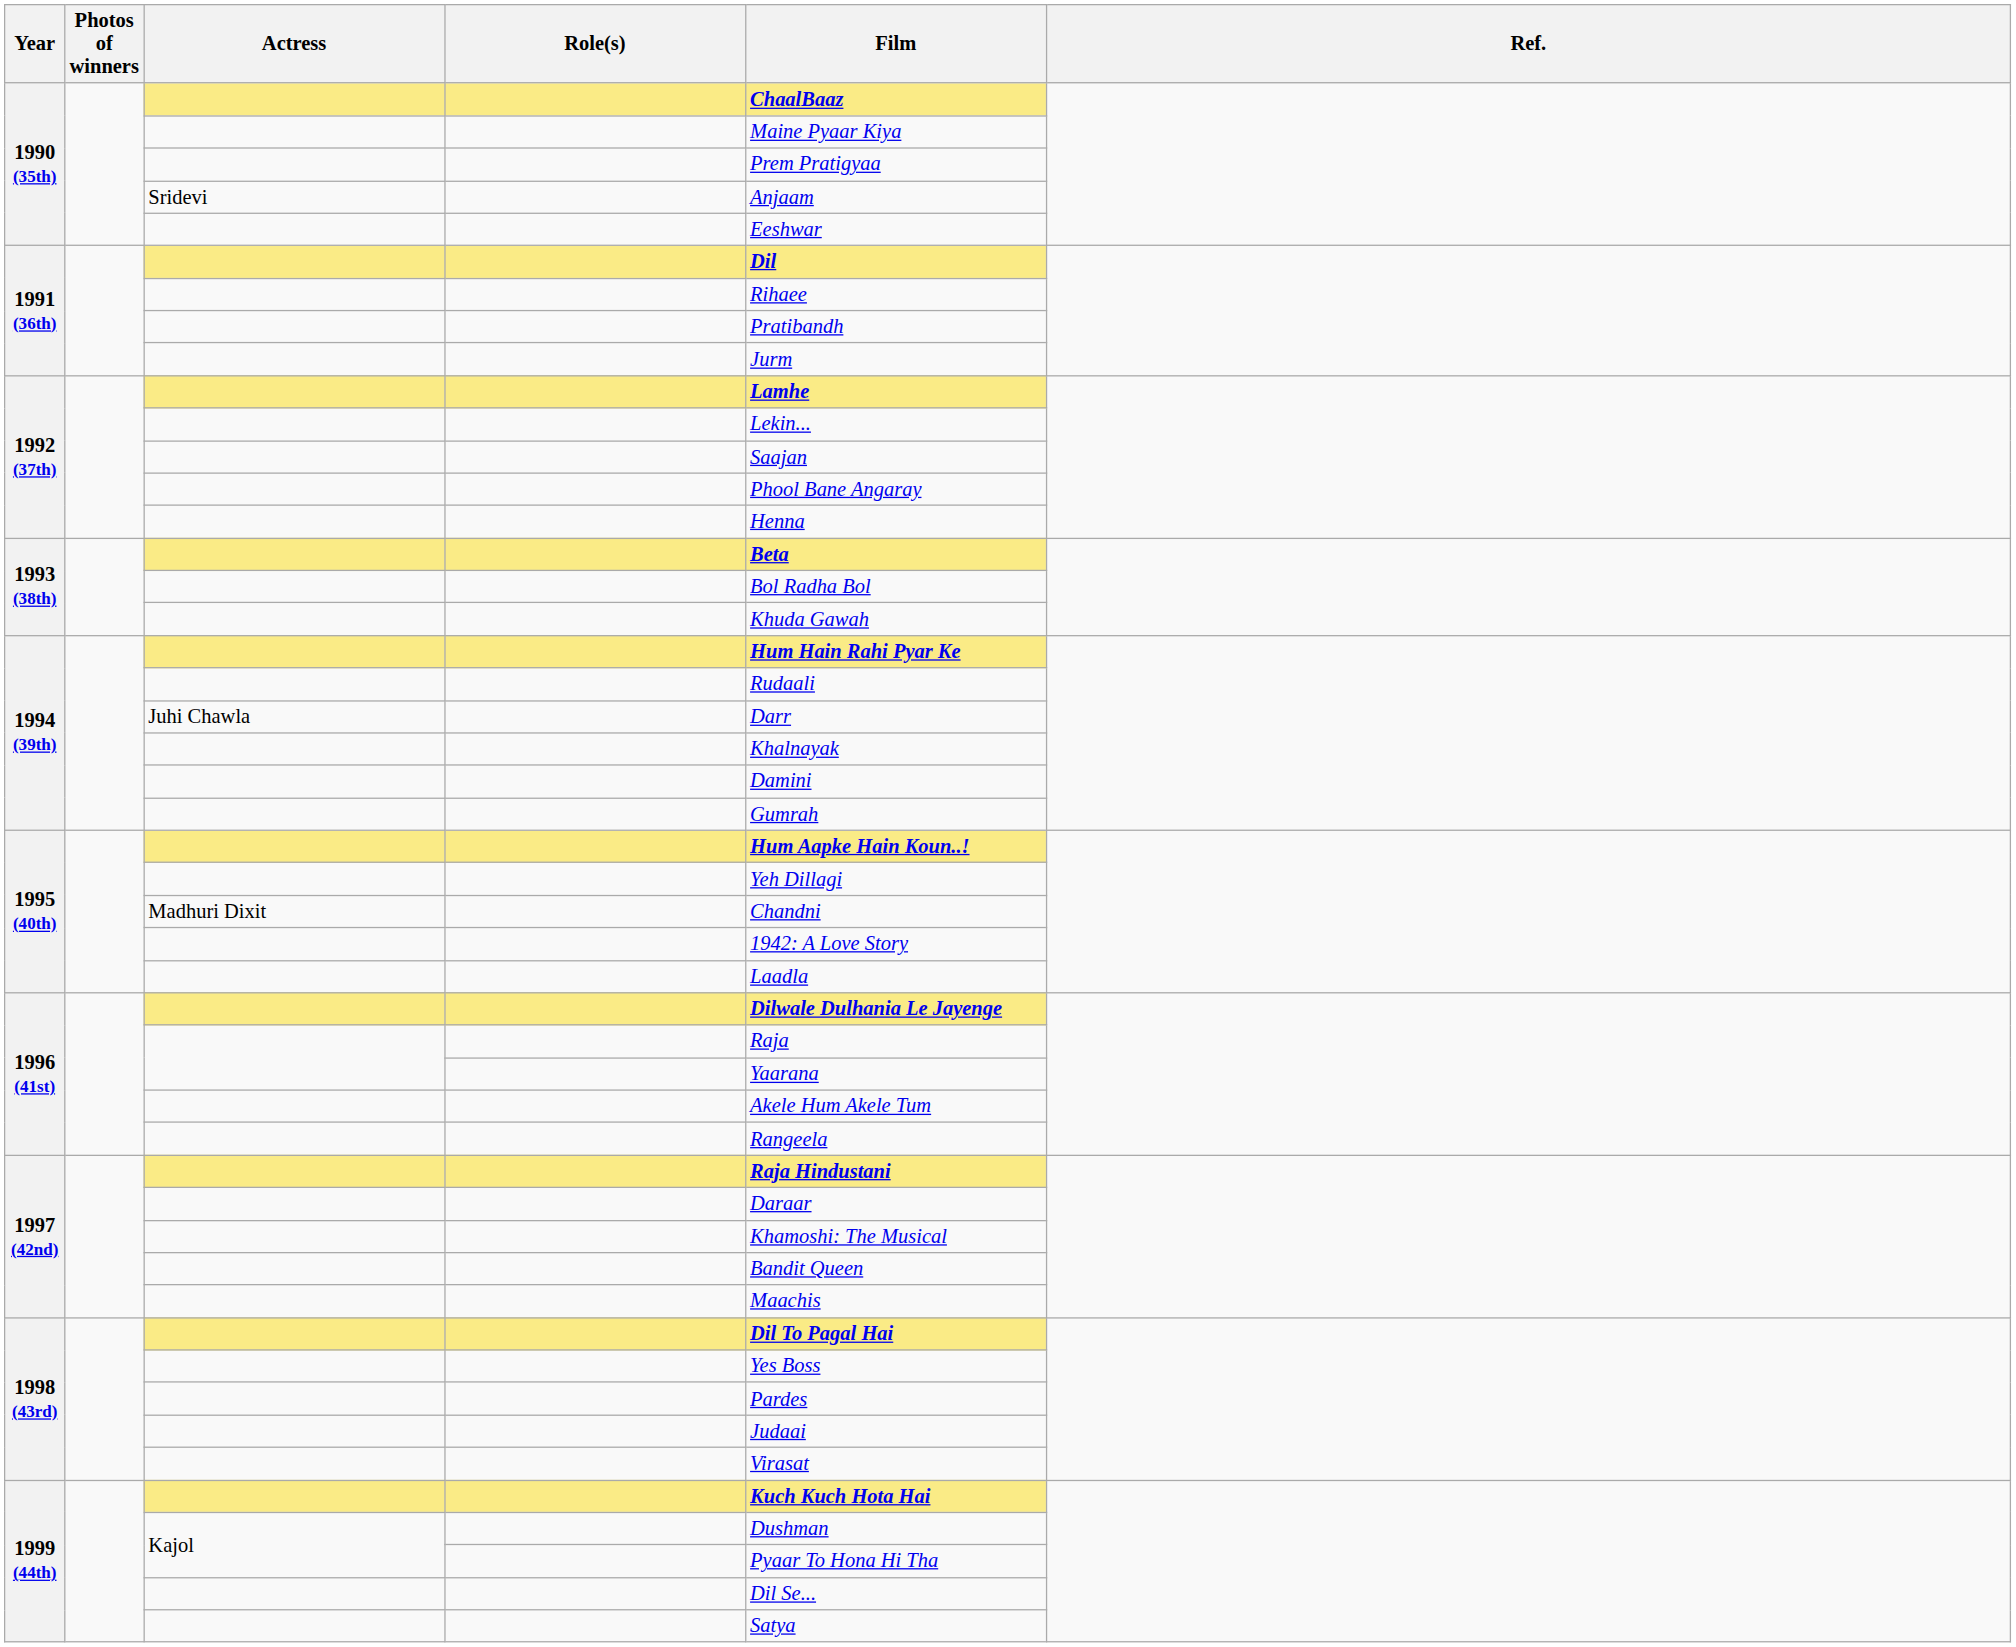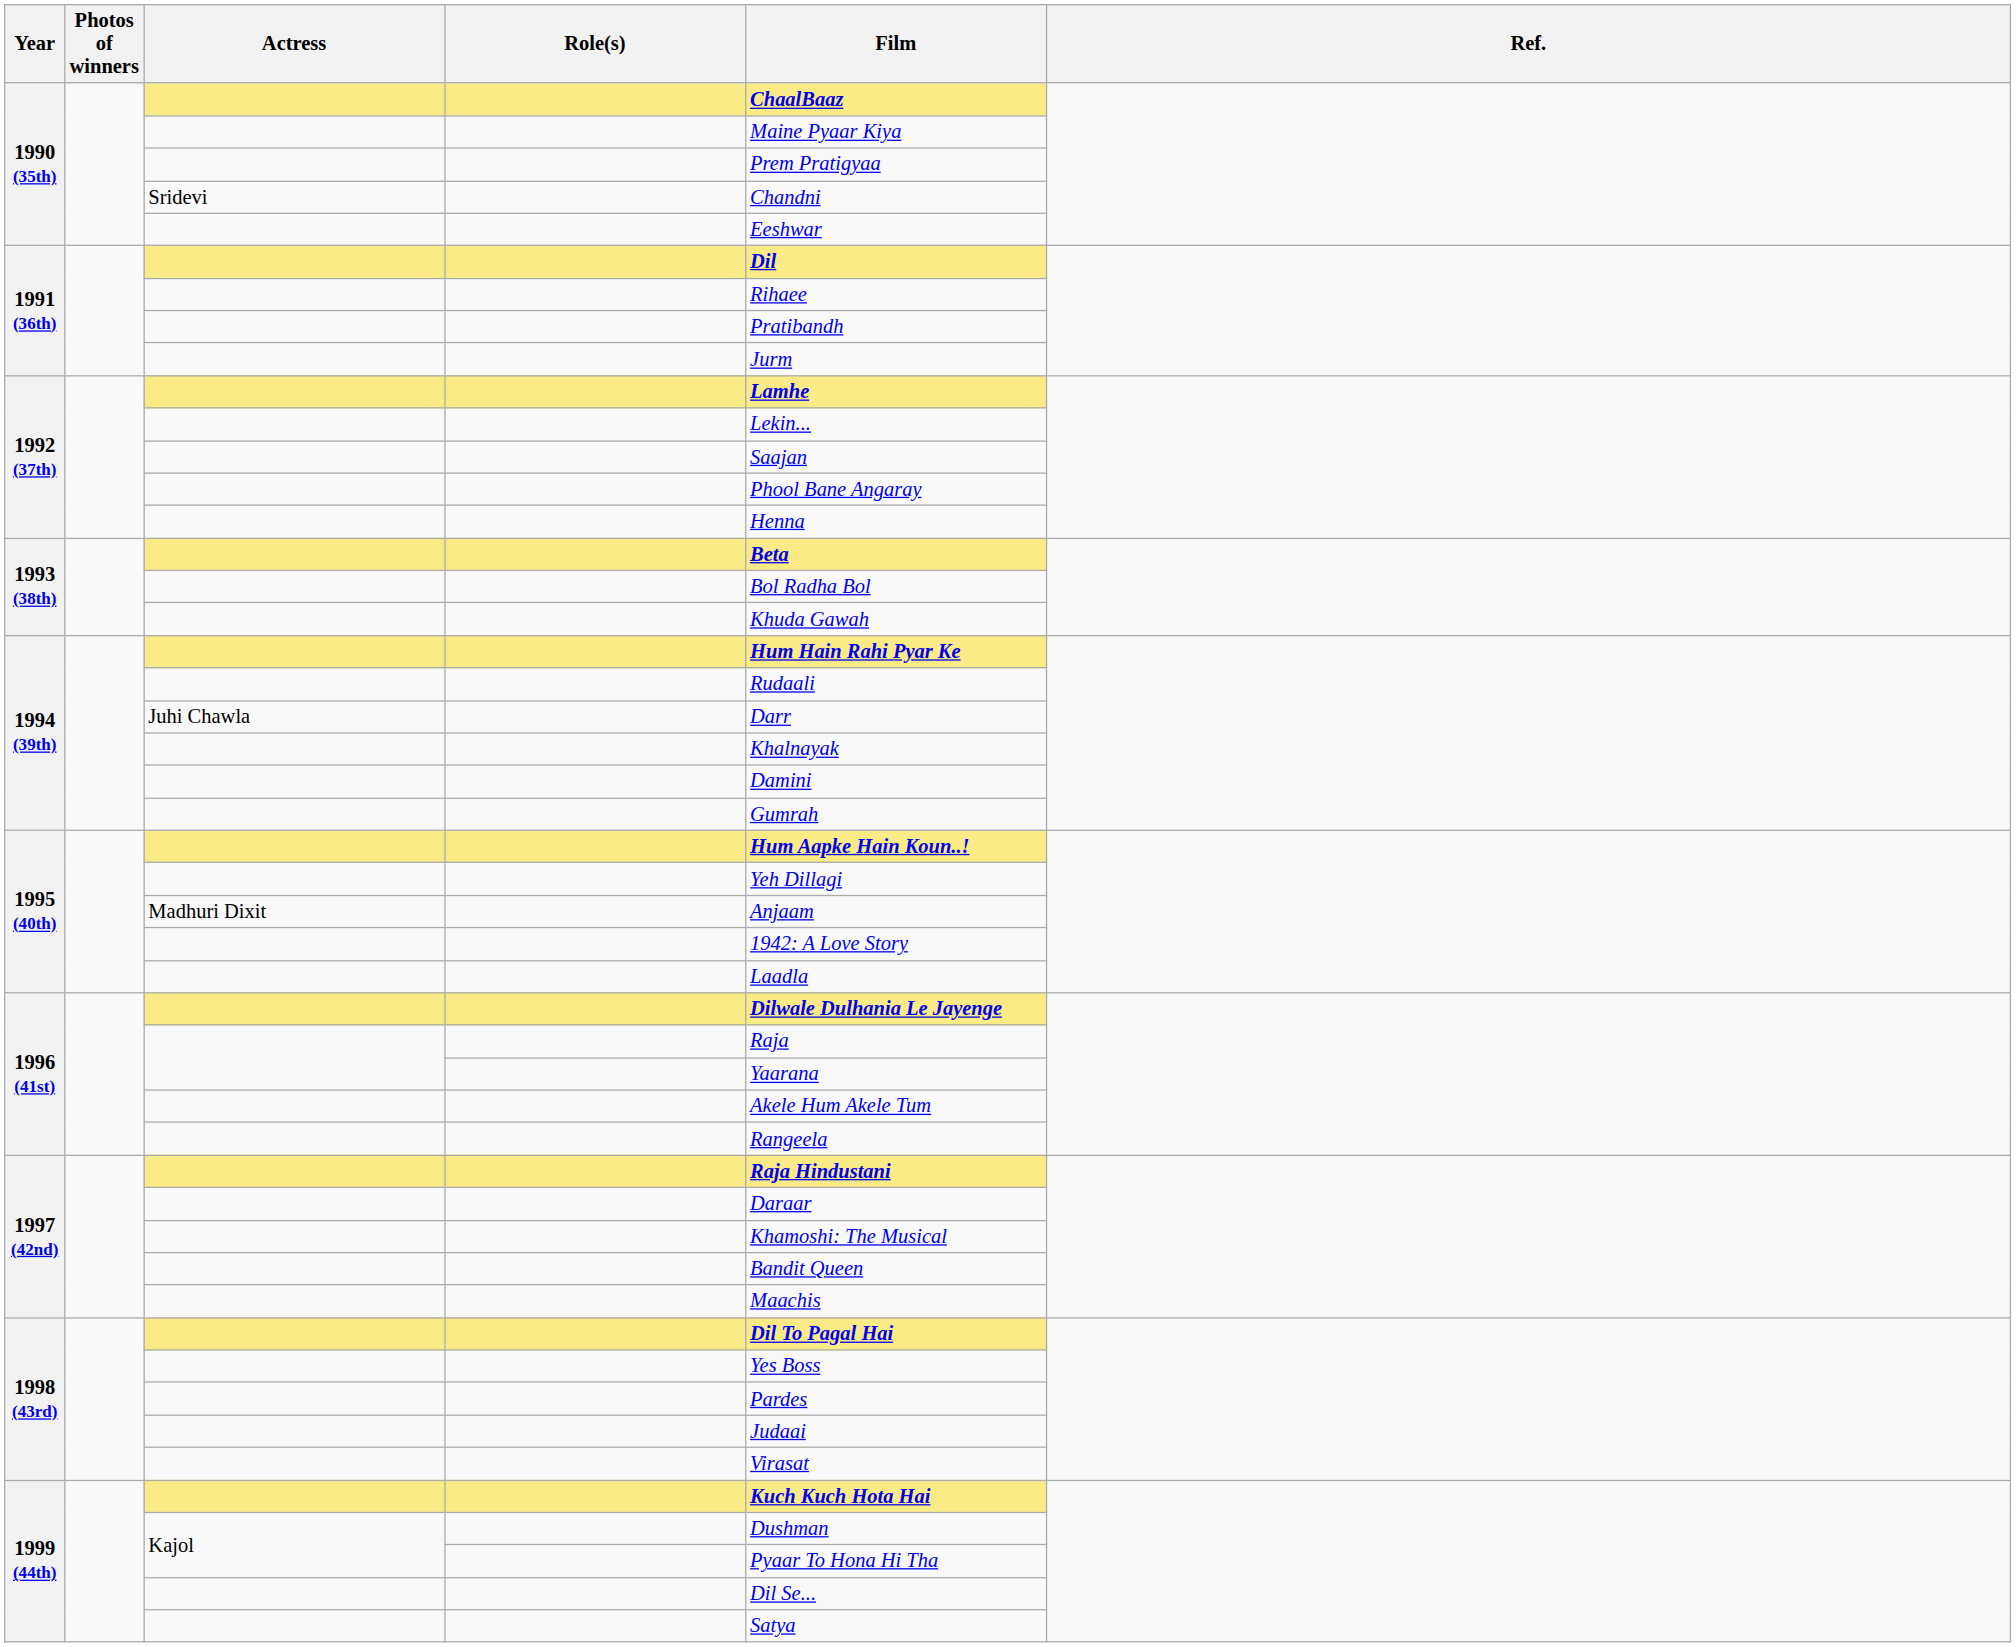(782, 196) Anjaam -> (785, 196) Chandni
(785, 911) Chandni -> (782, 911) Anjaam
